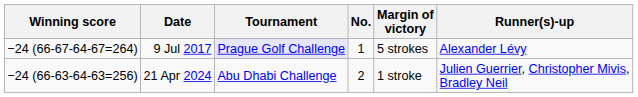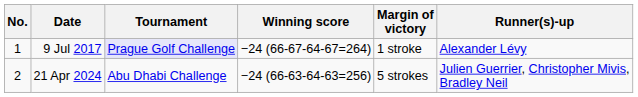columns swapped: (361, 22) <-> (73, 22)
(403, 49) 5 strokes -> (399, 49) 1 stroke
(399, 76) 1 stroke -> (403, 76) 5 strokes
